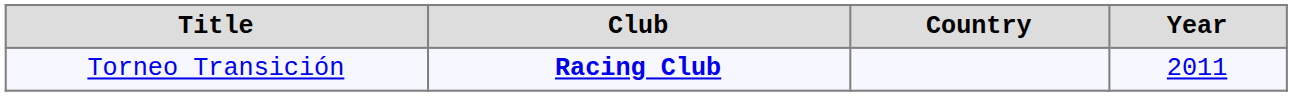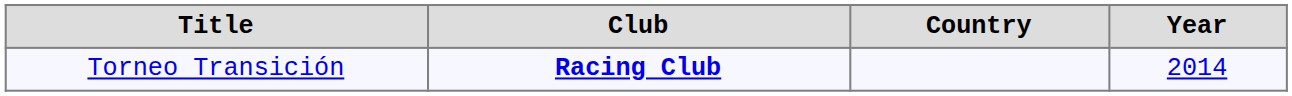(1197, 69) 2011 -> (1197, 69) 2014
